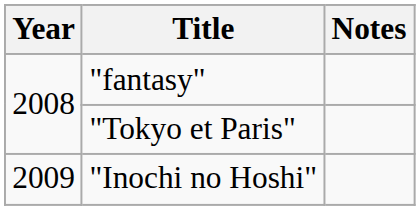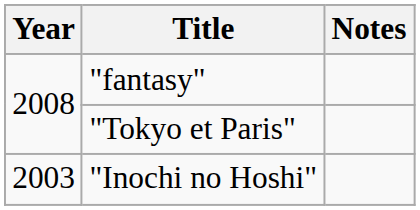(44, 178) 2009 -> (44, 178) 2003
